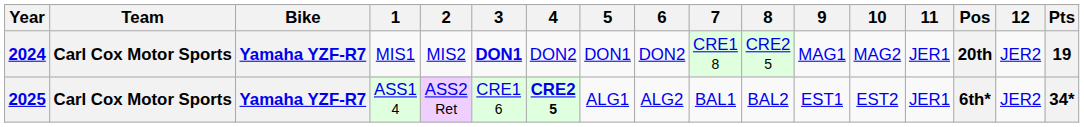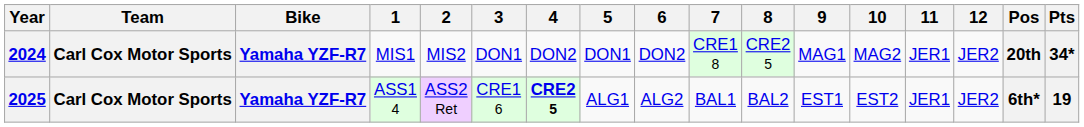columns swapped: (1021, 17) <-> (975, 17)
(499, 53) bold -> (499, 53) normal
(1062, 53) 19 -> (1062, 53) 34*
(1062, 99) 34* -> (1062, 99) 19
